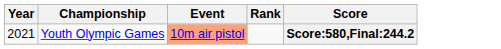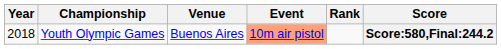+ column: (207, 14)
(21, 34) 2021 -> (21, 34) 2018
